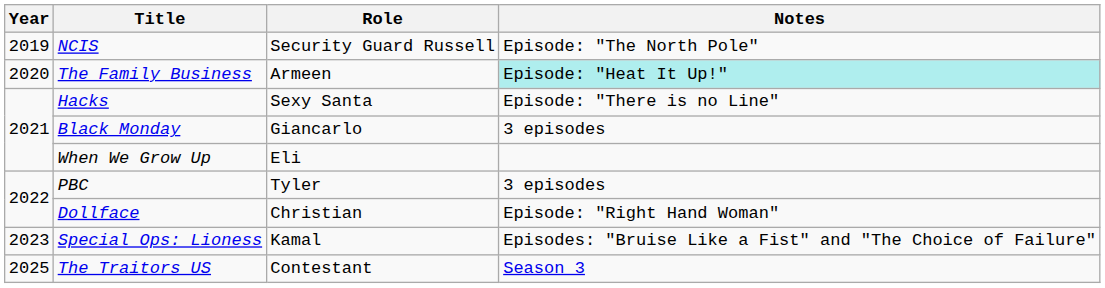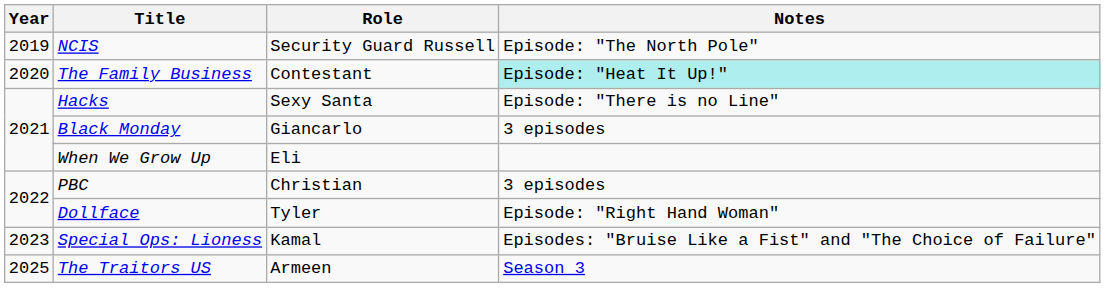(301, 74) Armeen -> (321, 74) Contestant
(296, 185) Tyler -> (316, 185) Christian
(316, 213) Christian -> (296, 213) Tyler
(321, 268) Contestant -> (301, 268) Armeen
